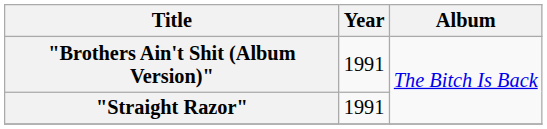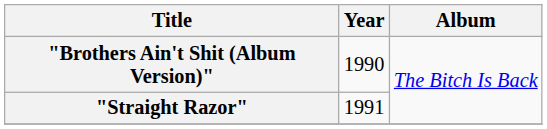(364, 64) 1991 -> (364, 64) 1990
